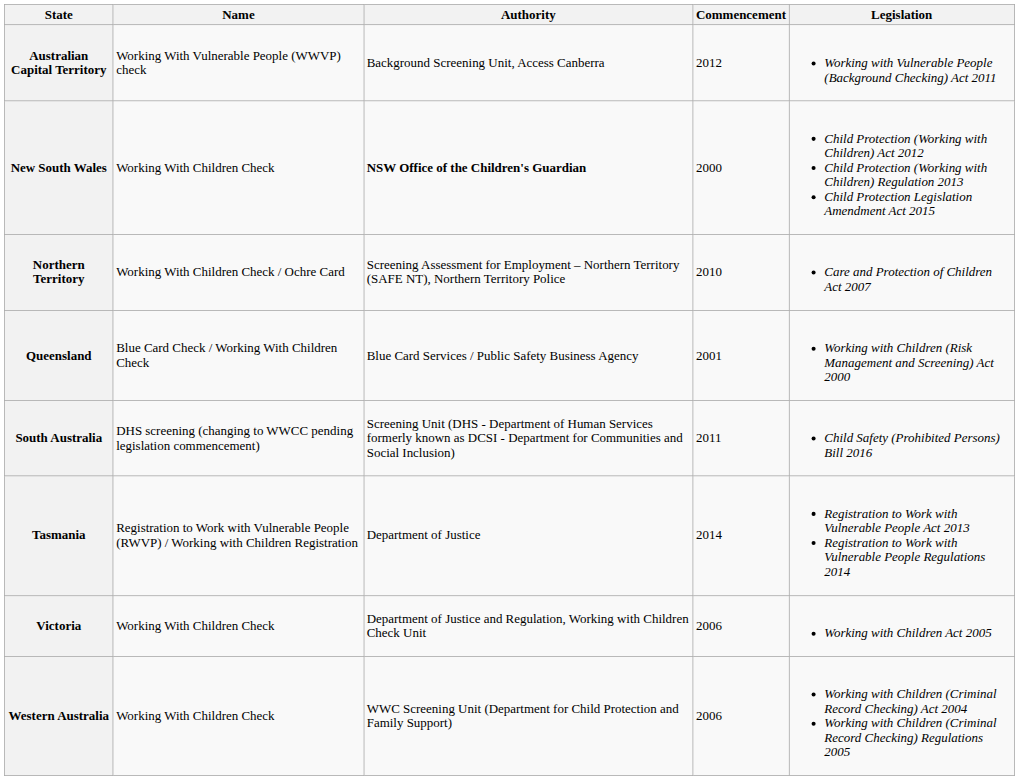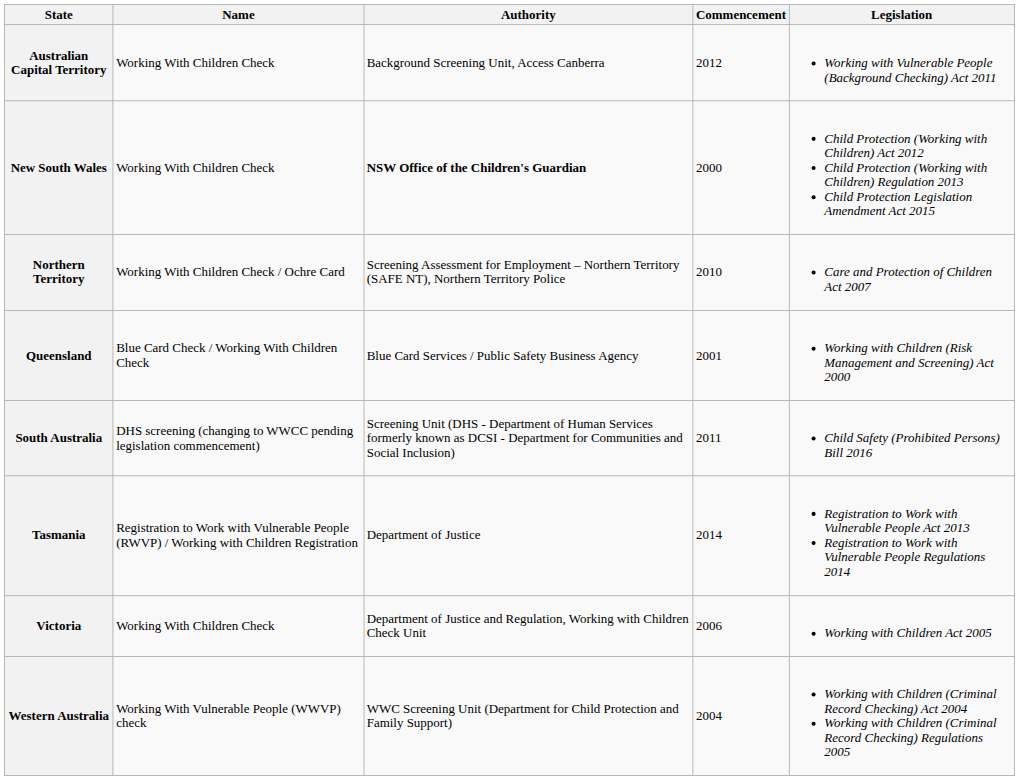(228, 62) Working With Vulnerable People (WWVP) check -> (195, 62) Working With Children Check
(195, 716) Working With Children Check -> (228, 716) Working With Vulnerable People (WWVP) check
(709, 716) 2006 -> (709, 716) 2004
